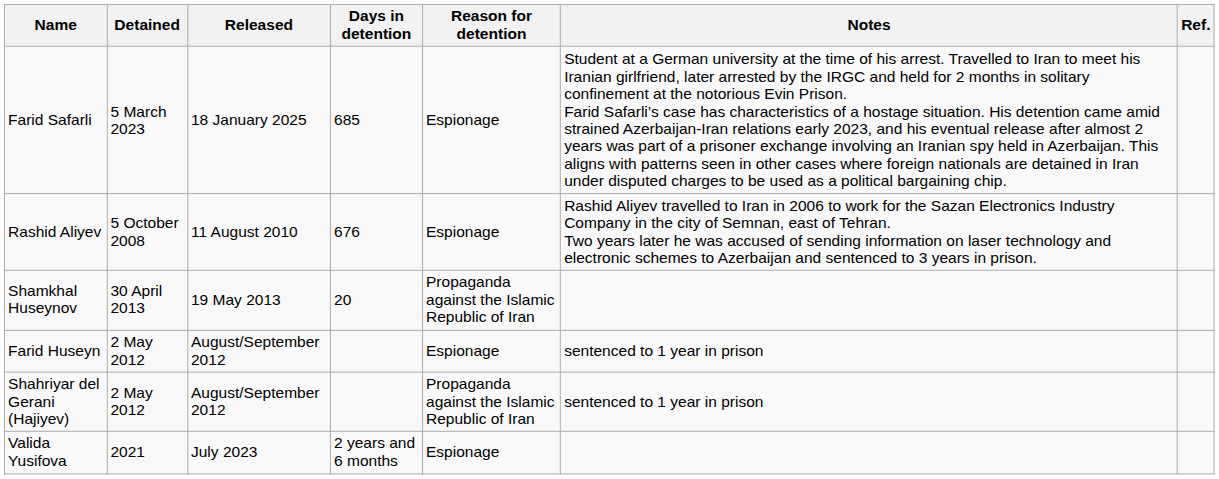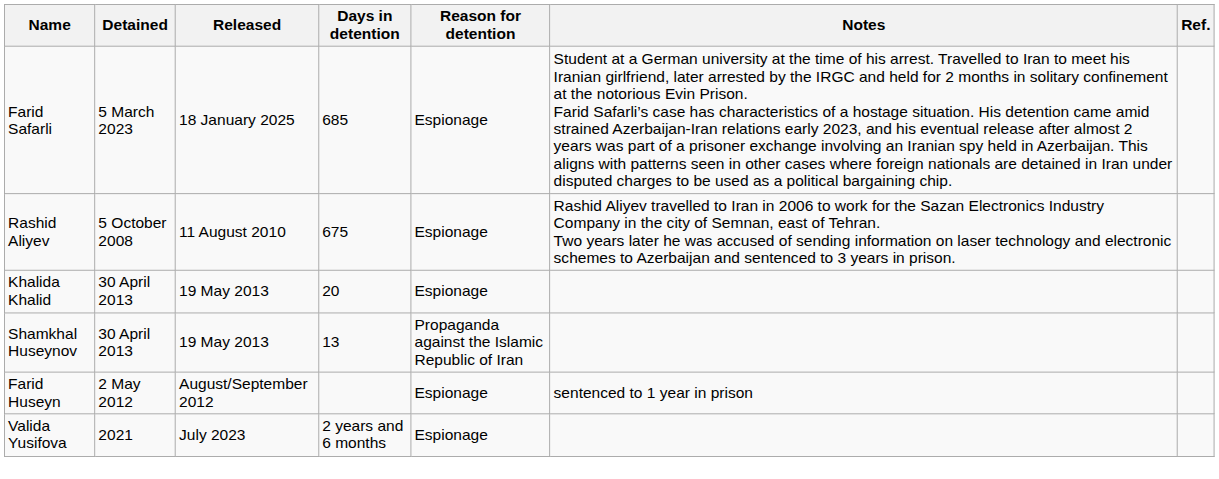(347, 231) 676 -> (335, 231) 675
+ row: (34, 291)
(343, 300) 20 -> (331, 342) 13
- row: (54, 401)
